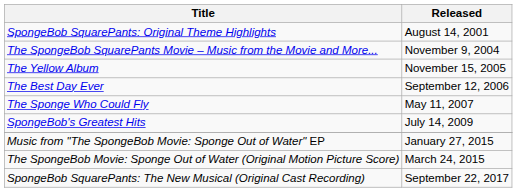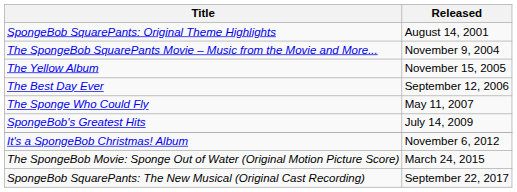+ row: (98, 141)
- row: (166, 141)
